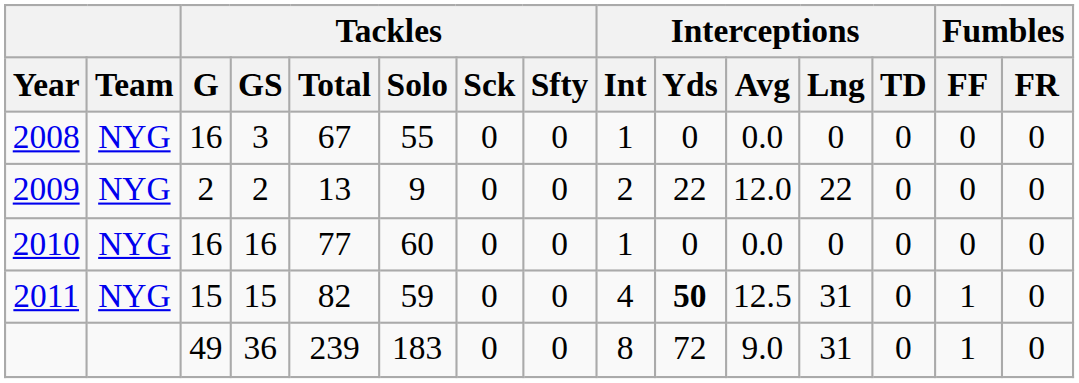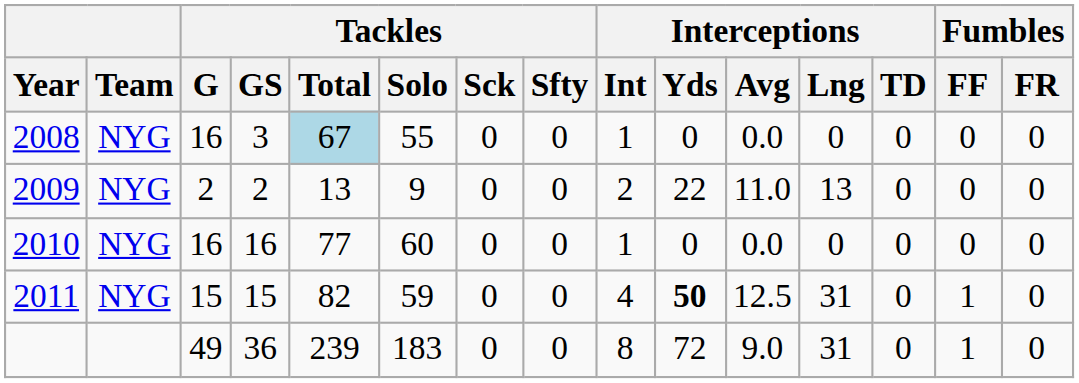(335, 137) no background -> (335, 137) lightblue background
(762, 190) 12.0 -> (762, 190) 11.0
(836, 190) 22 -> (836, 190) 13
